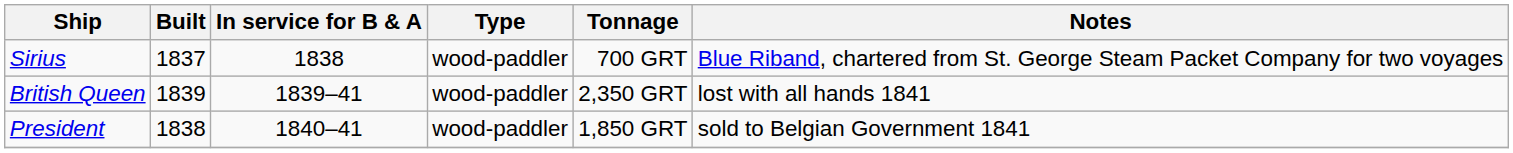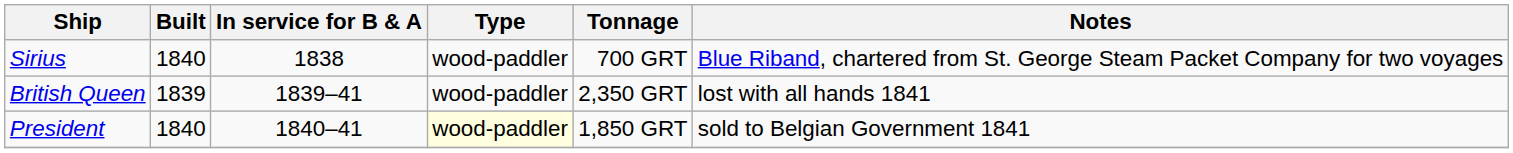(181, 57) 1837 -> (181, 57) 1840
(181, 128) 1838 -> (181, 128) 1840
(500, 128) no background -> (500, 128) lightyellow background
